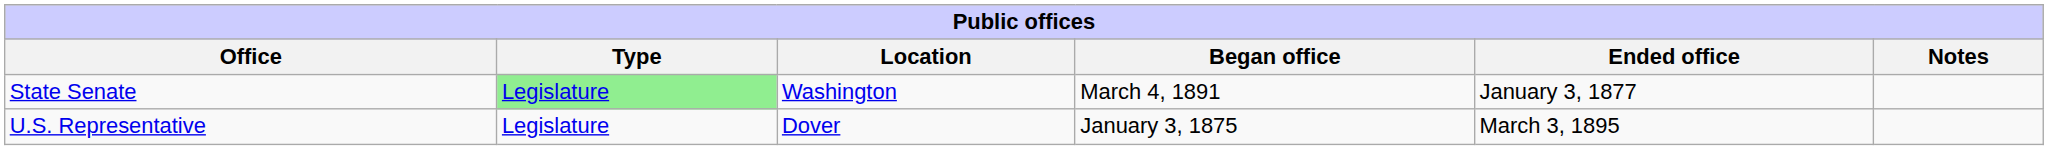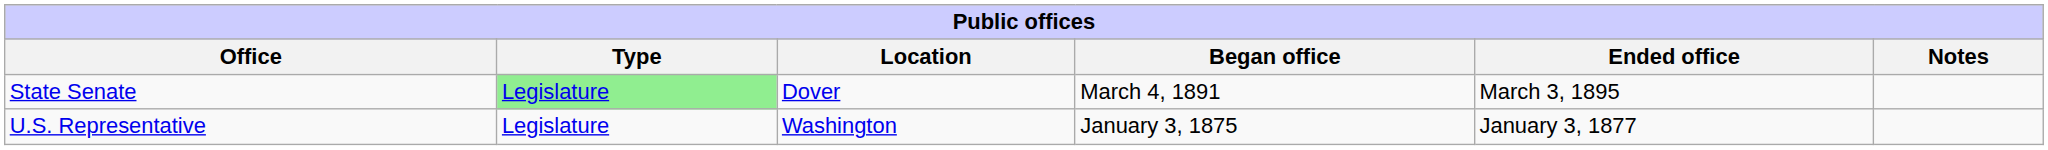(839, 91) Washington -> (811, 91) Dover
(1558, 91) January 3, 1877 -> (1550, 91) March 3, 1895
(811, 126) Dover -> (839, 126) Washington
(1550, 126) March 3, 1895 -> (1558, 126) January 3, 1877
